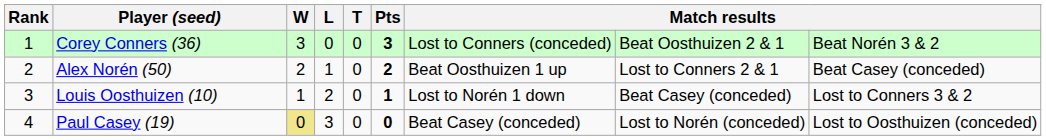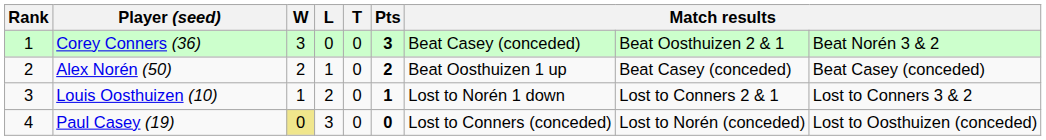(510, 43) Lost to Conners (conceded) -> (494, 43) Beat Casey (conceded)
(699, 69) Lost to Conners 2 & 1 -> (705, 69) Beat Casey (conceded)
(705, 95) Beat Casey (conceded) -> (699, 95) Lost to Conners 2 & 1
(494, 122) Beat Casey (conceded) -> (510, 122) Lost to Conners (conceded)
